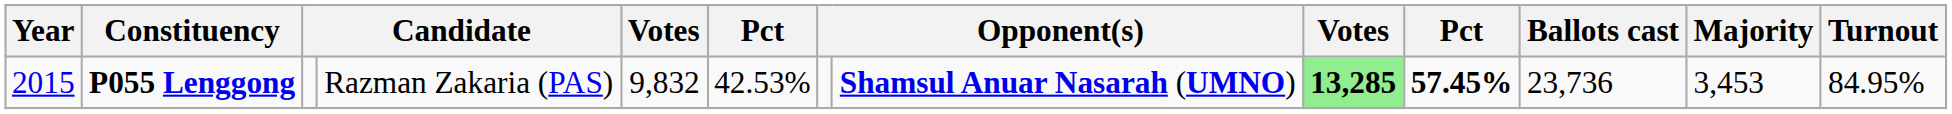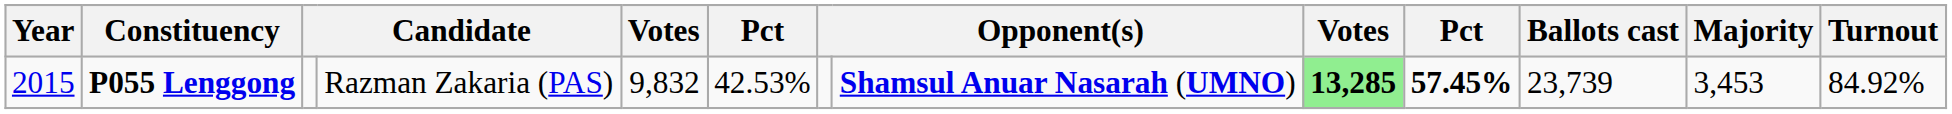(1570, 81) 23,736 -> (1570, 81) 23,739
(1876, 81) 84.95% -> (1876, 81) 84.92%
